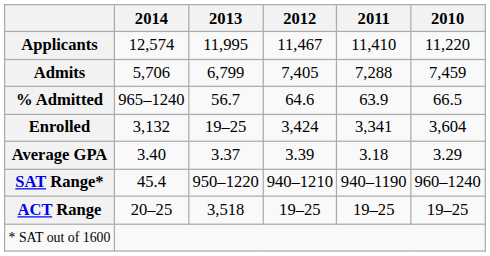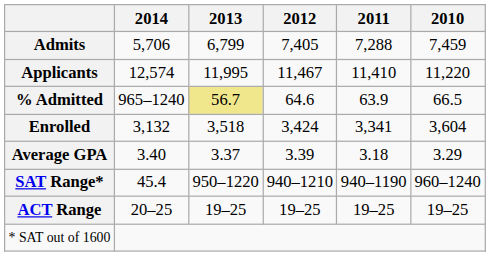rows swapped: (59, 45) <-> (59, 72)
(226, 100) no background -> (226, 100) khaki background
(226, 127) 19–25 -> (226, 127) 3,518
(226, 209) 3,518 -> (226, 209) 19–25
